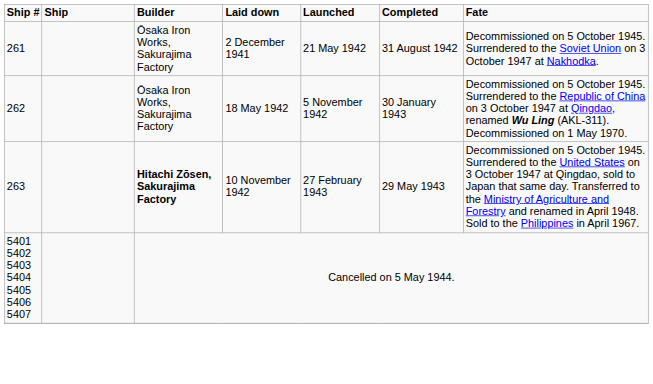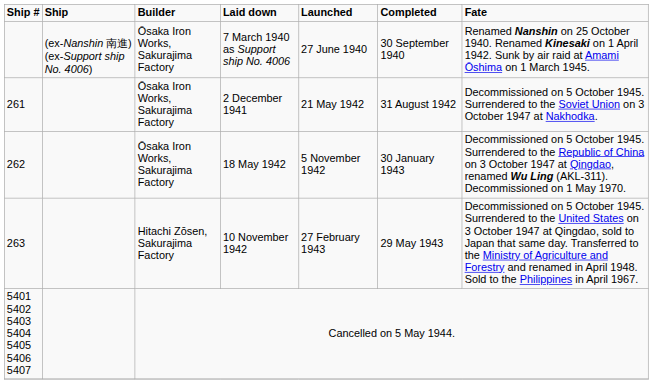+ row: (257, 49)
(174, 187) bold -> (172, 243) normal
